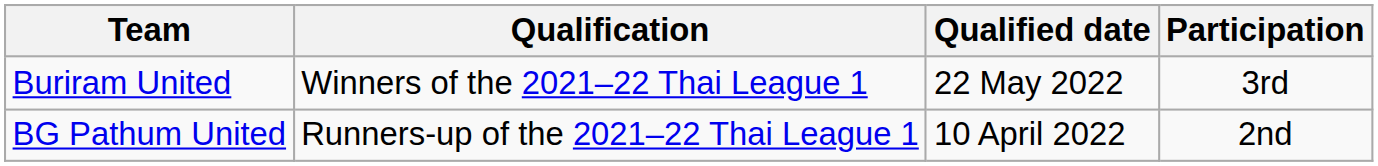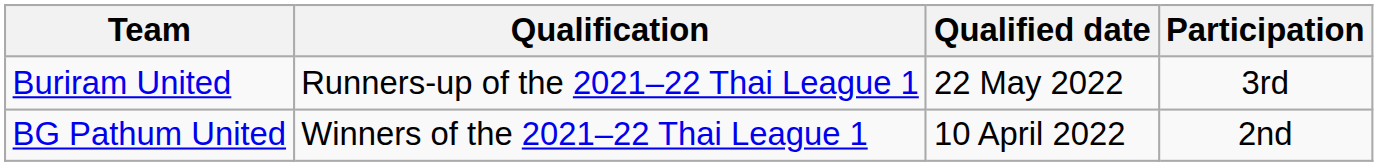(584, 82) Winners of the 2021–22 Thai League 1 -> (610, 82) Runners-up of the 2021–22 Thai League 1
(610, 134) Runners-up of the 2021–22 Thai League 1 -> (584, 134) Winners of the 2021–22 Thai League 1
